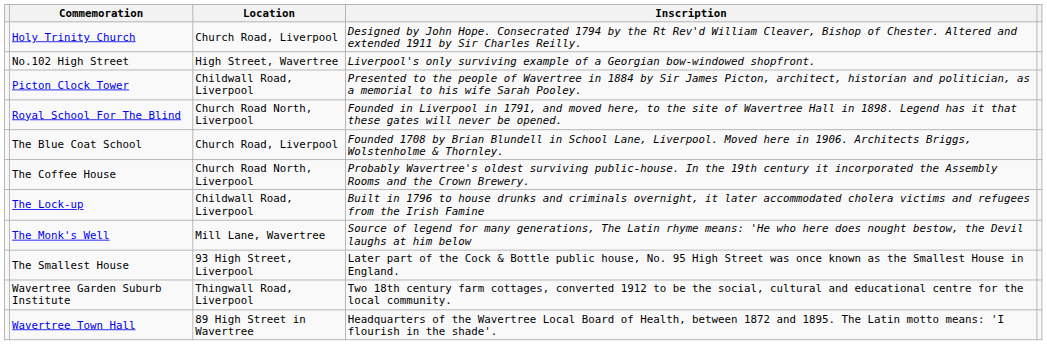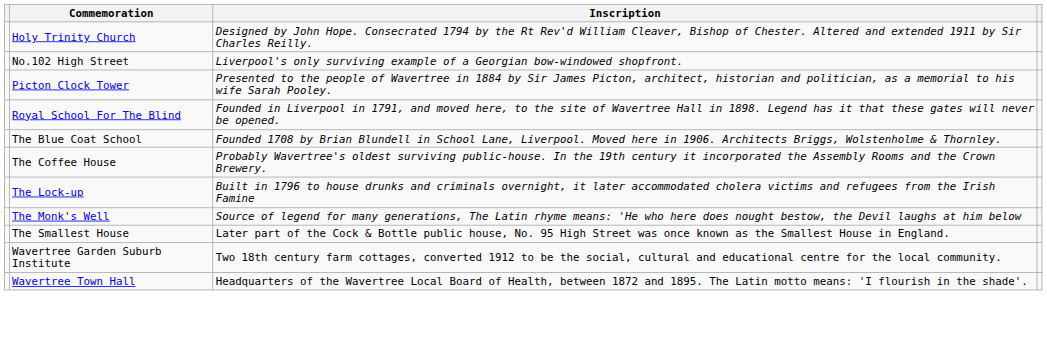- column: (269, 13)
